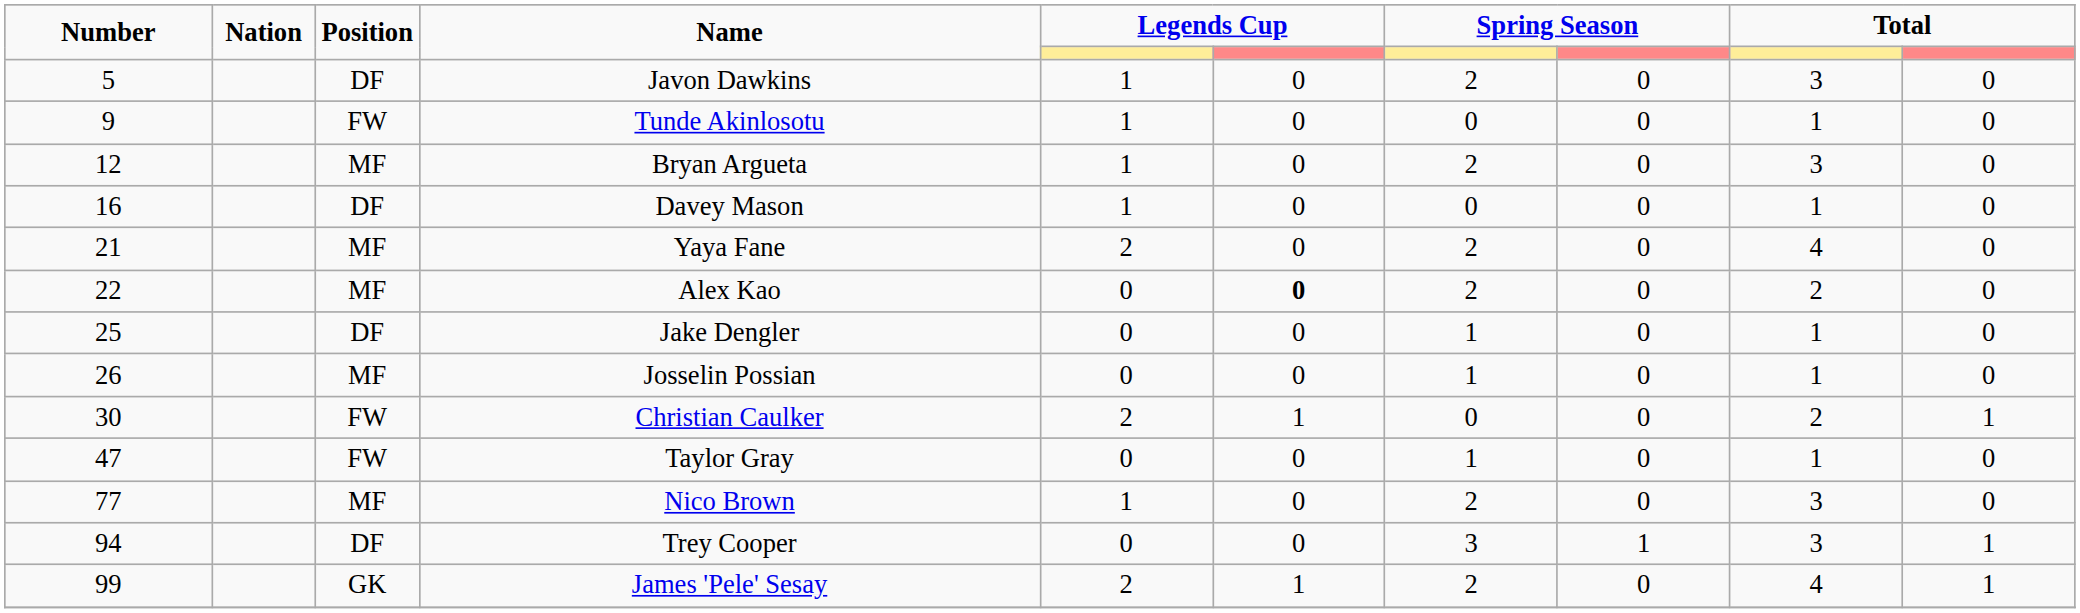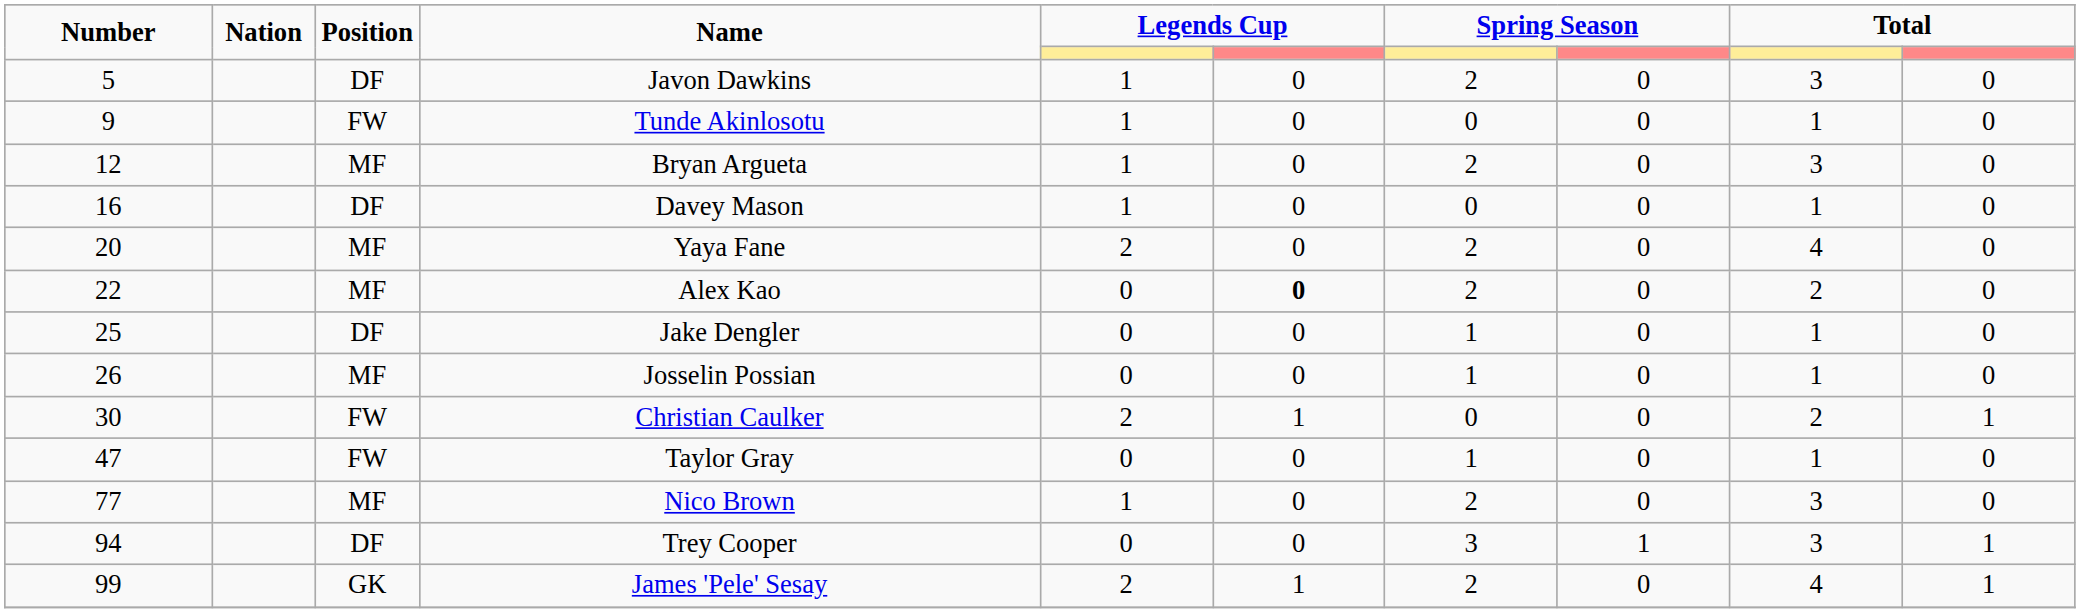(108, 248) 21 -> (108, 248) 20
